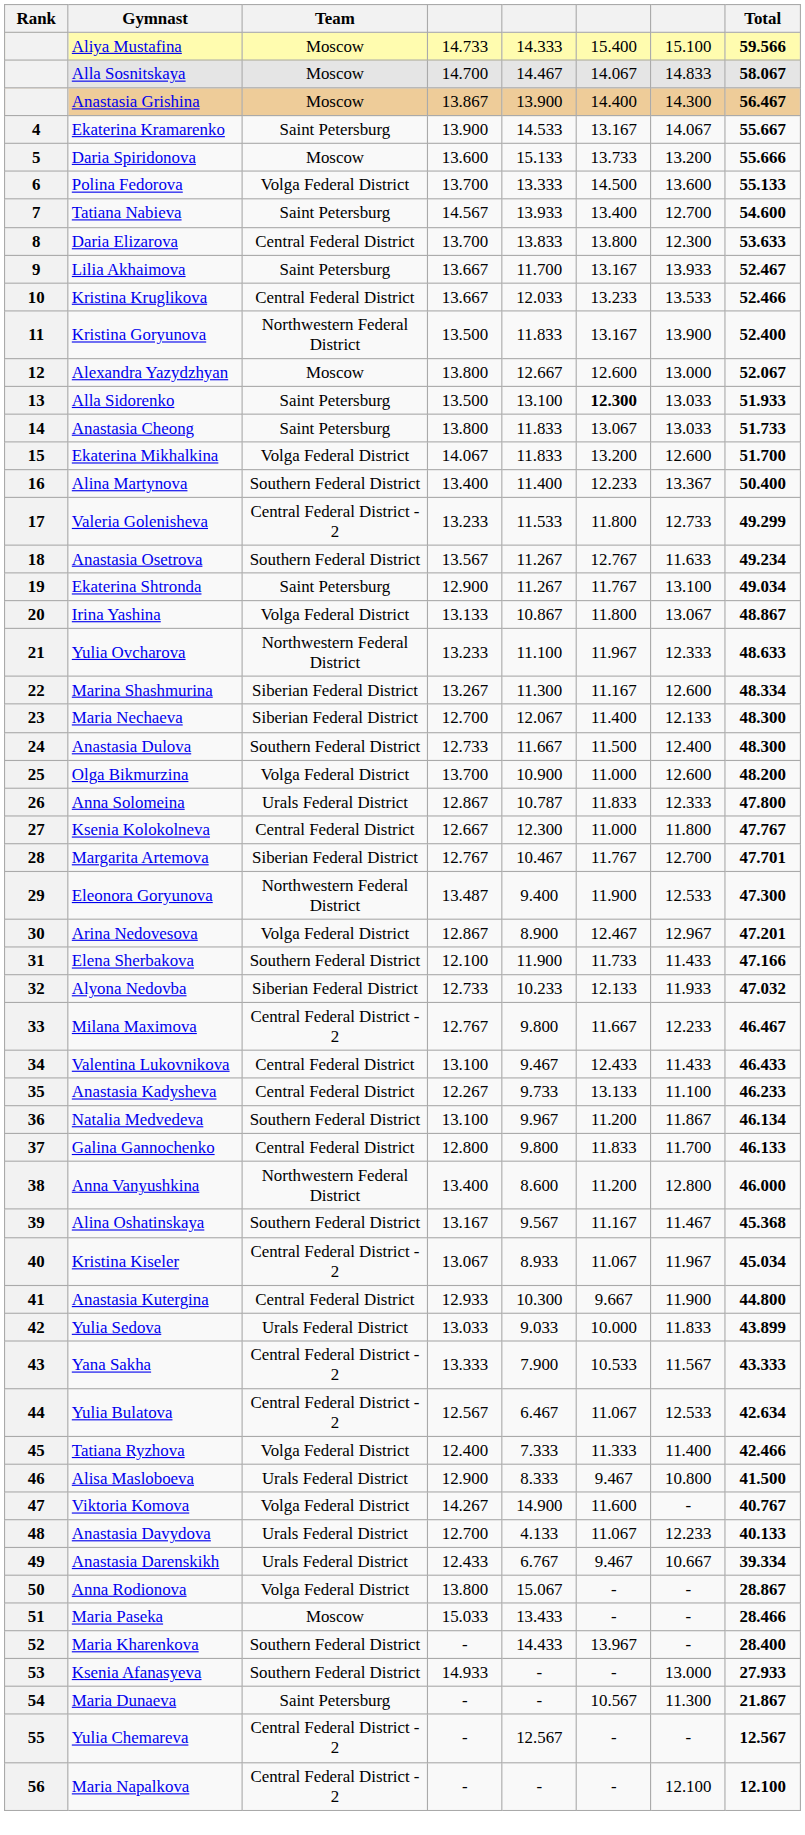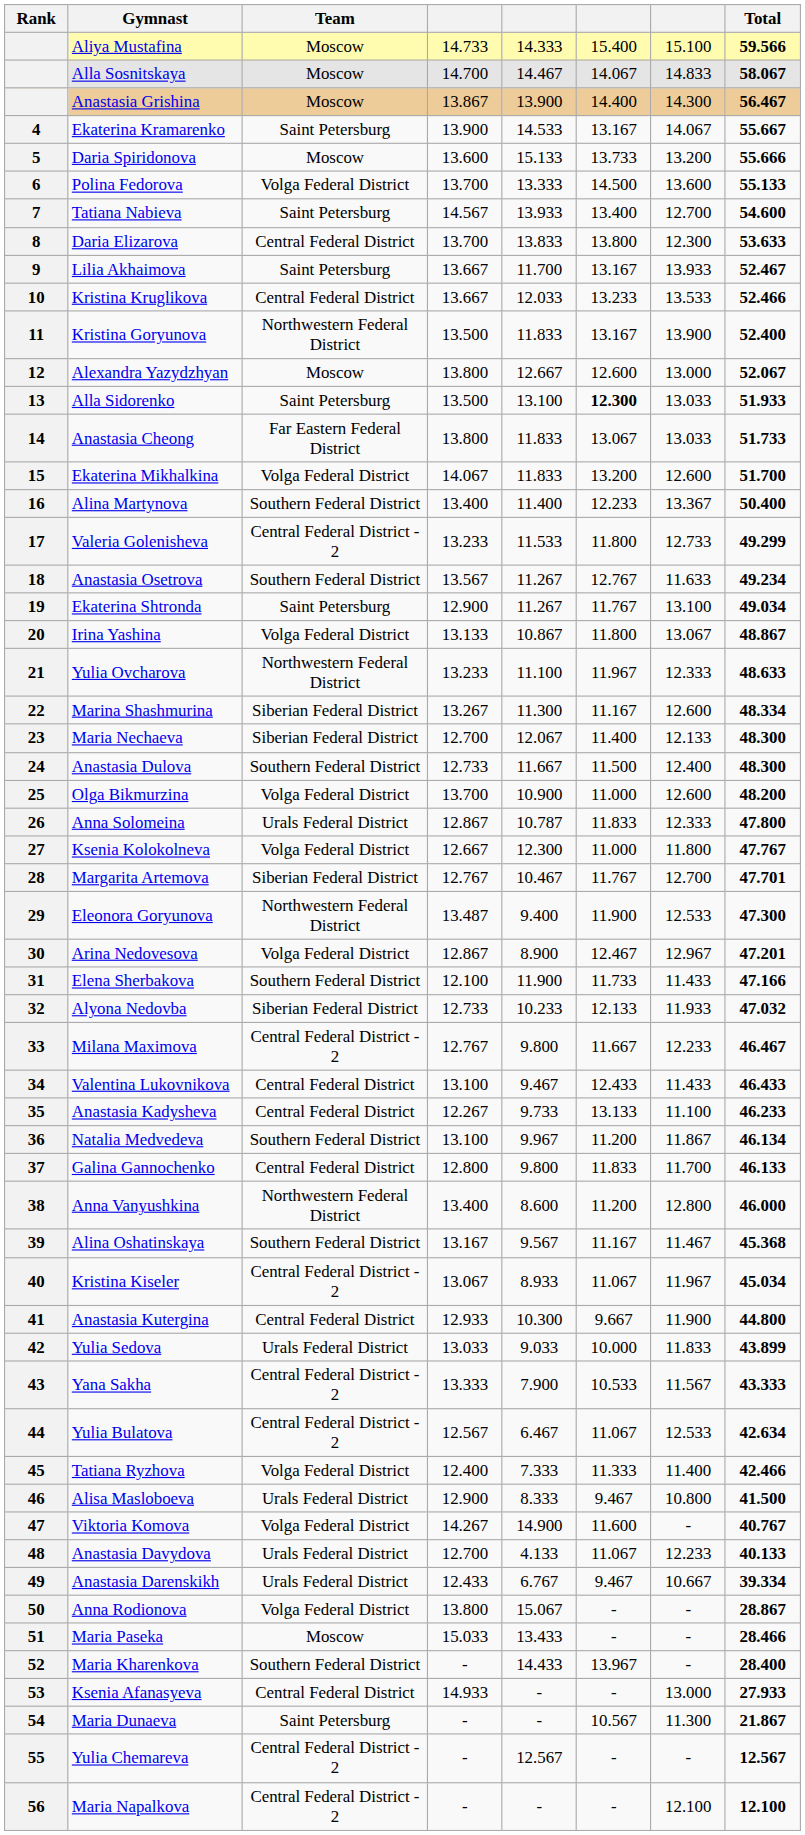(335, 428) Saint Petersburg -> (335, 438) Far Eastern Federal District
(335, 829) Central Federal District -> (335, 849) Volga Federal District
(335, 1672) Southern Federal District -> (335, 1692) Central Federal District
